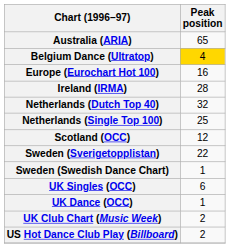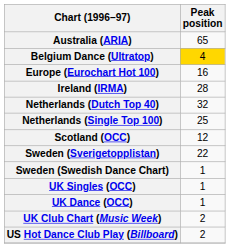(203, 186) 6 -> (203, 186) 1
